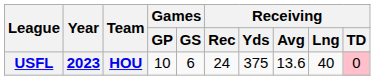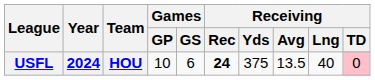(83, 63) 2023 -> (83, 63) 2024
(222, 63) normal -> (222, 63) bold
(291, 63) 13.6 -> (291, 63) 13.5
